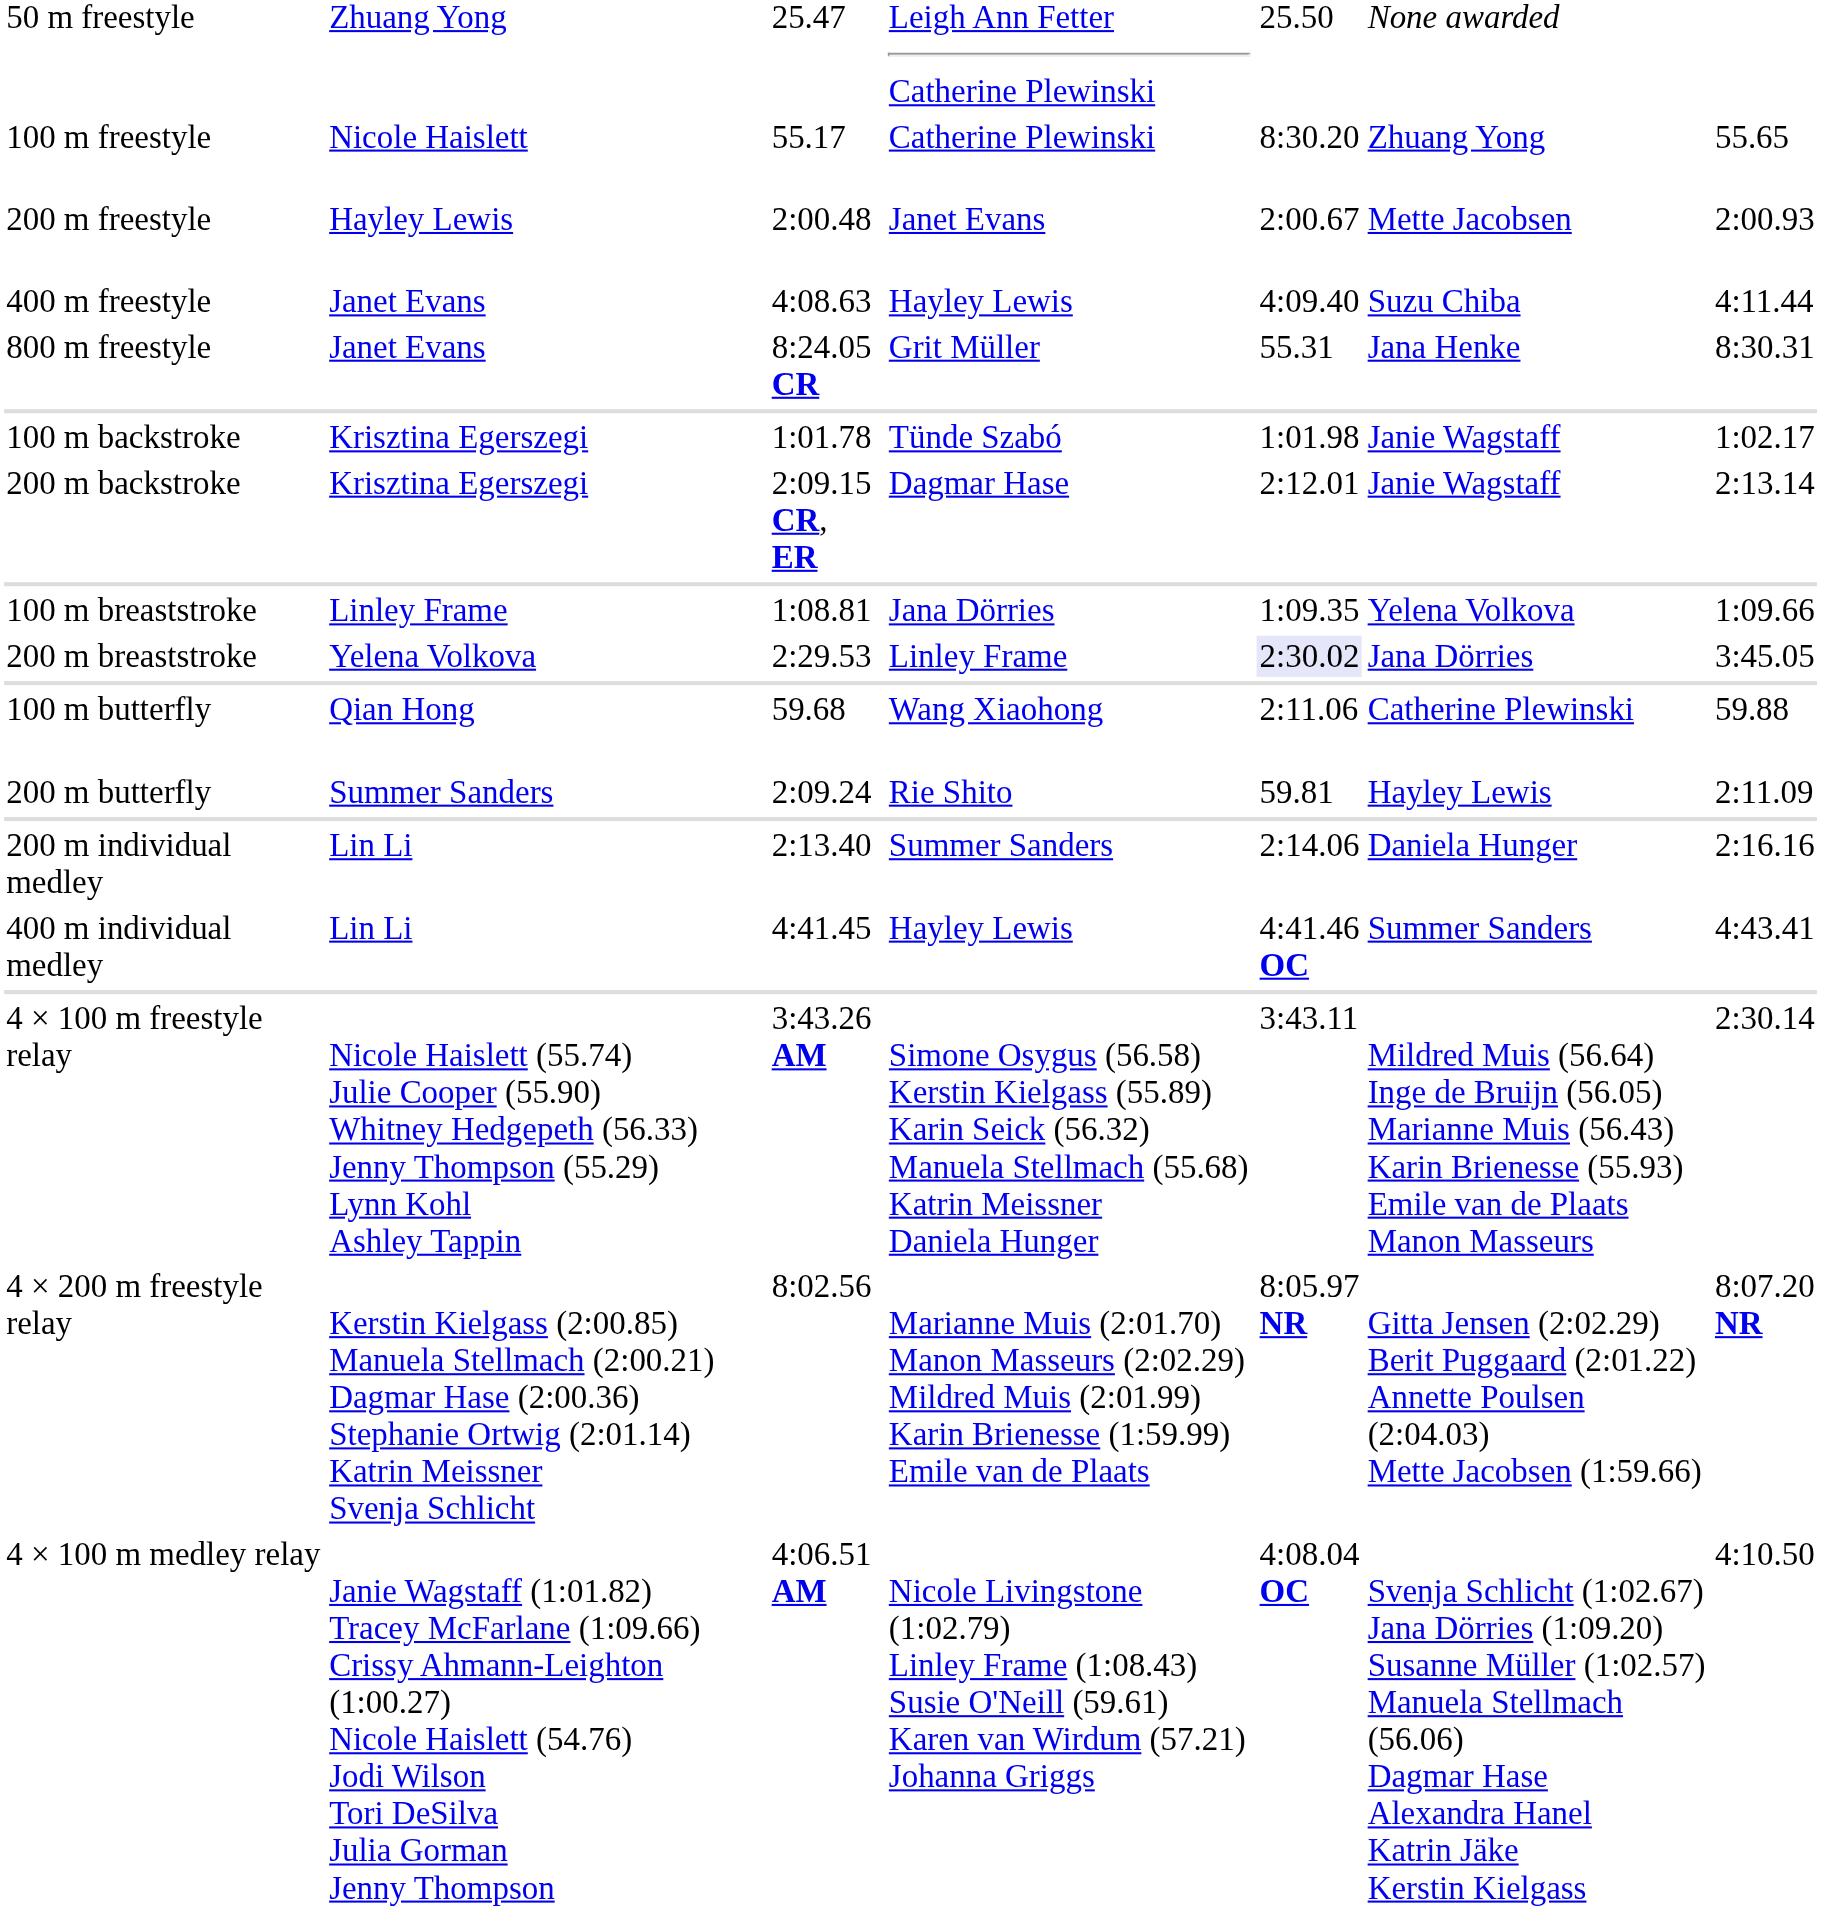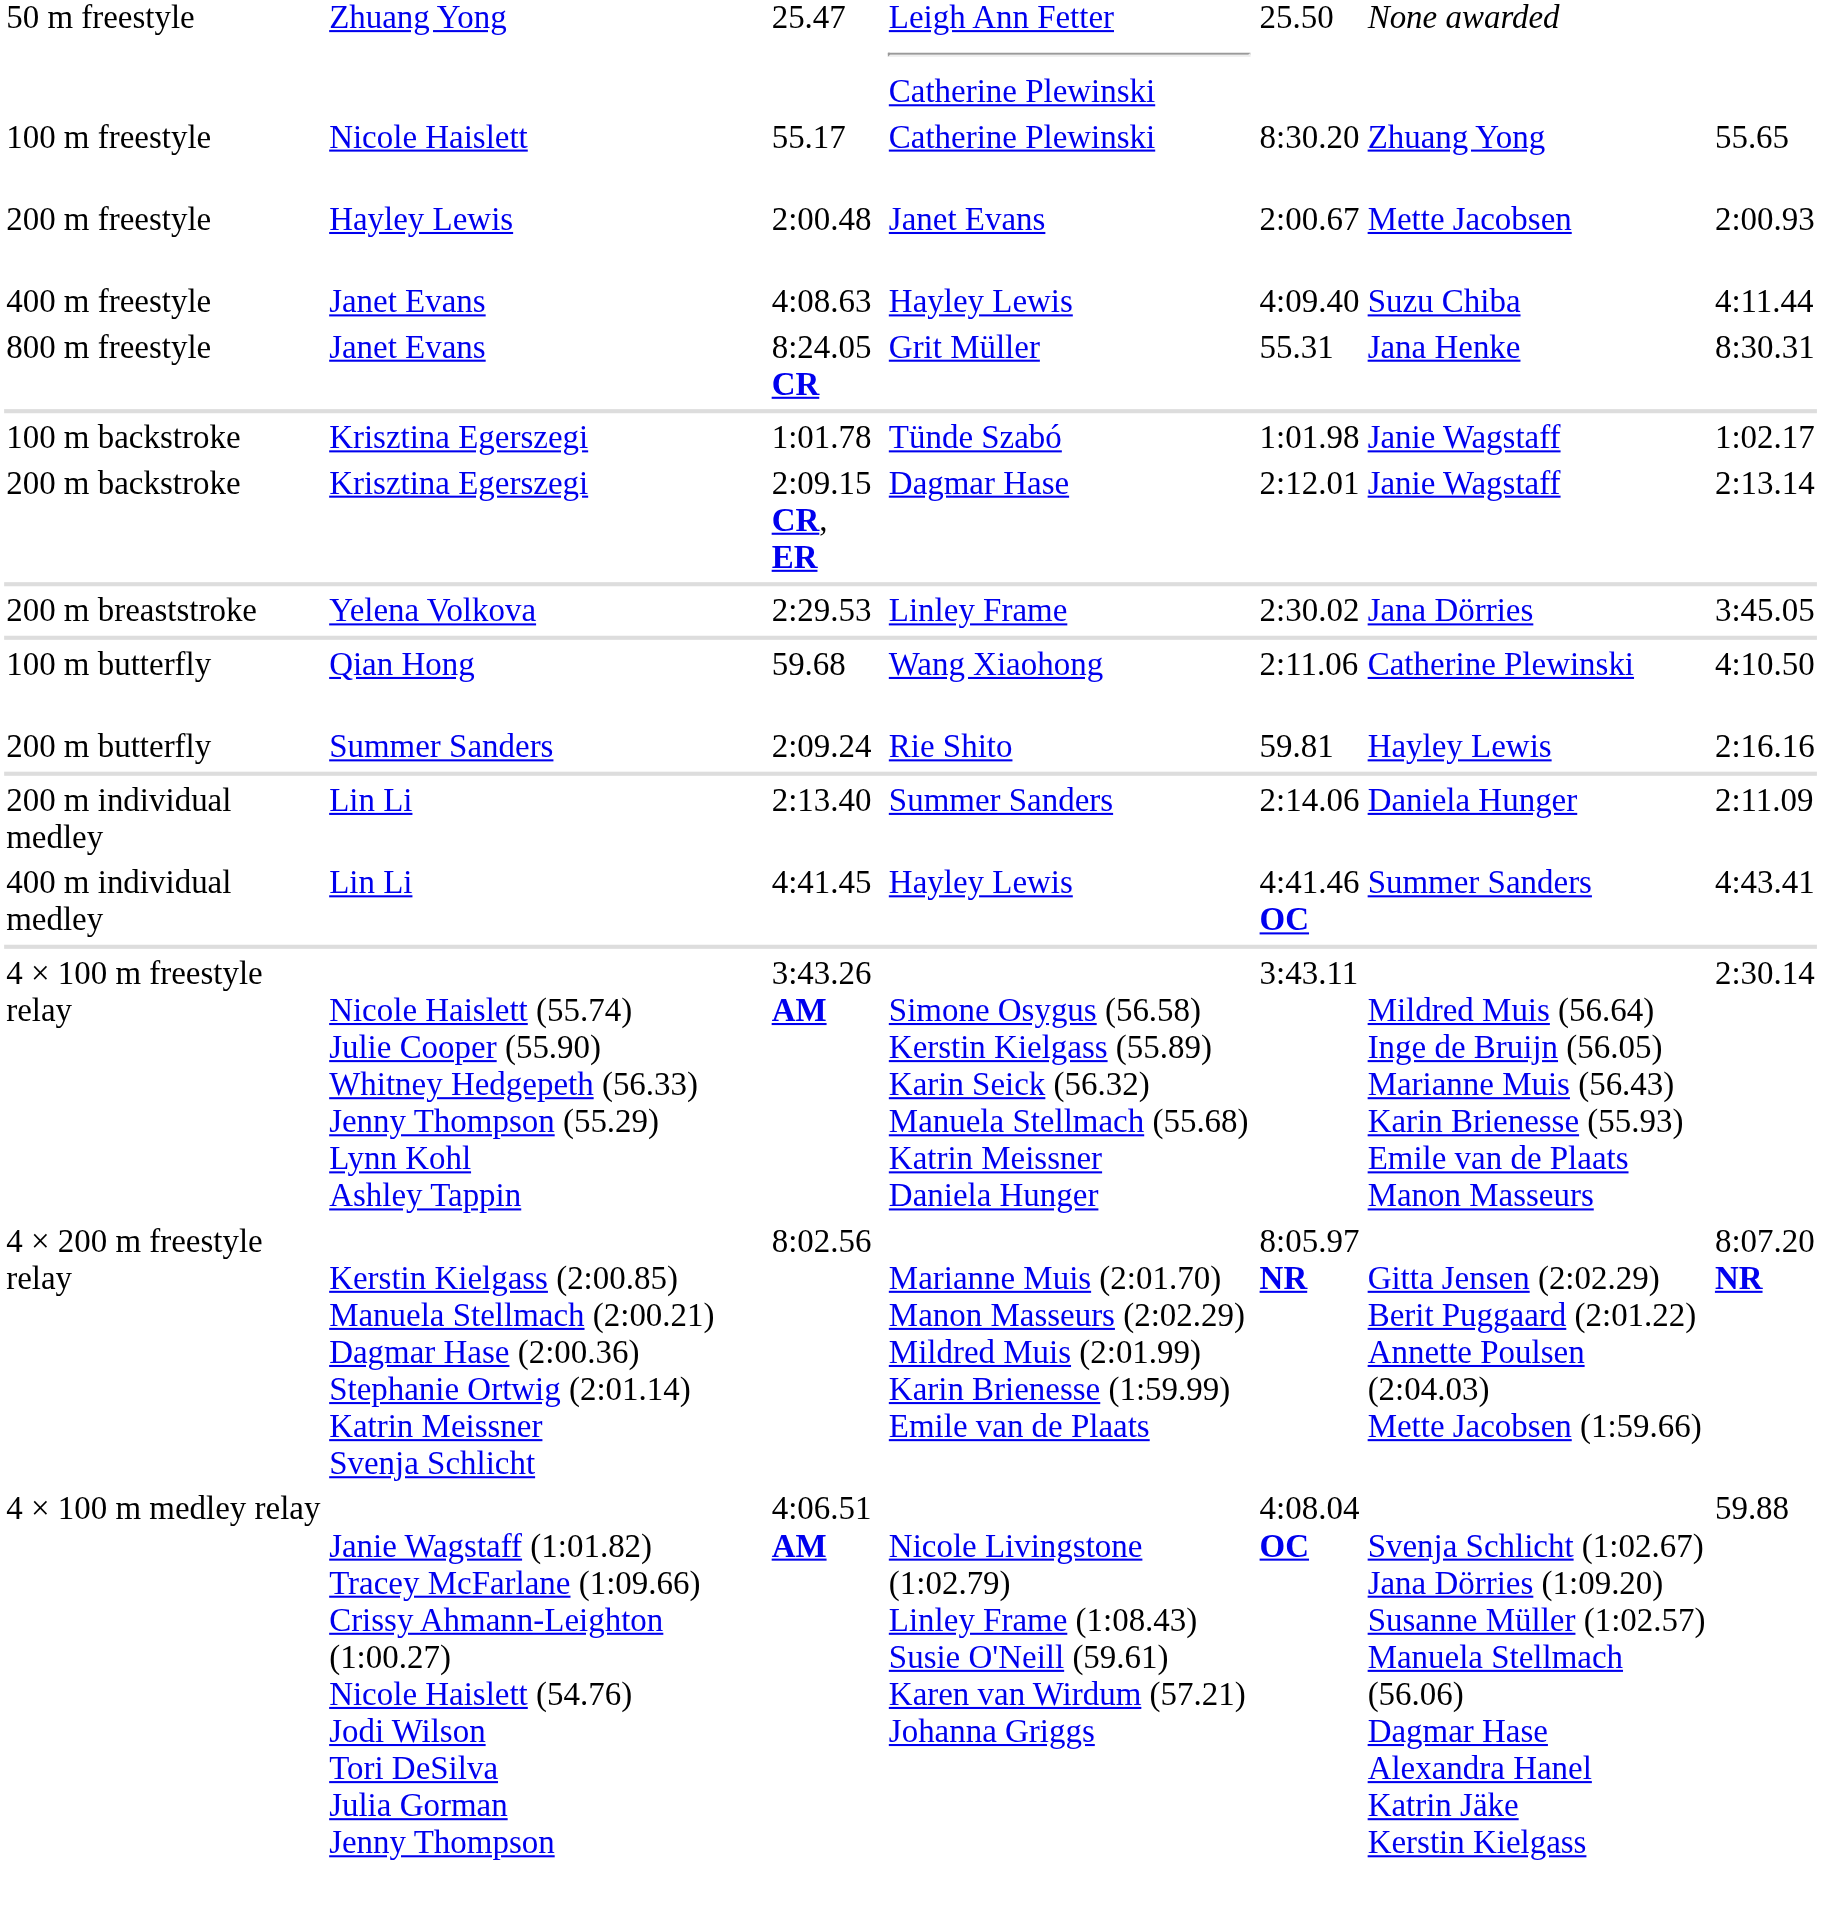- row: (132, 610)
(1310, 655) lavender background -> (1310, 610) no background
(1752, 709) 59.88 -> (1765, 664) 4:10.50
(1764, 791) 2:11.09 -> (1765, 746) 2:16.16
(1765, 845) 2:16.16 -> (1764, 799) 2:11.09
(1765, 1553) 4:10.50 -> (1752, 1508) 59.88
